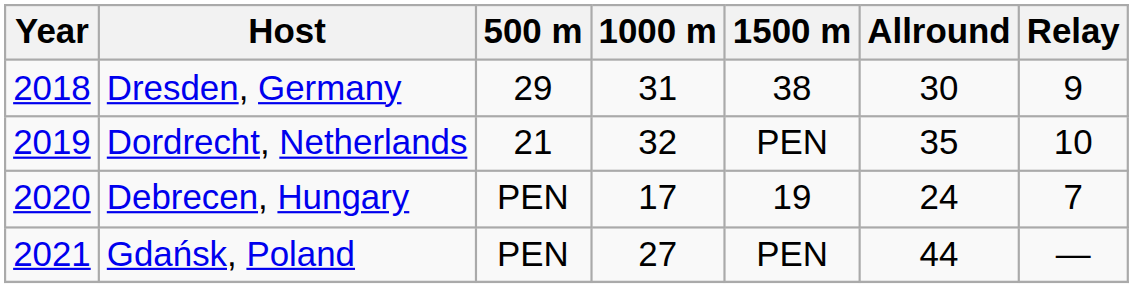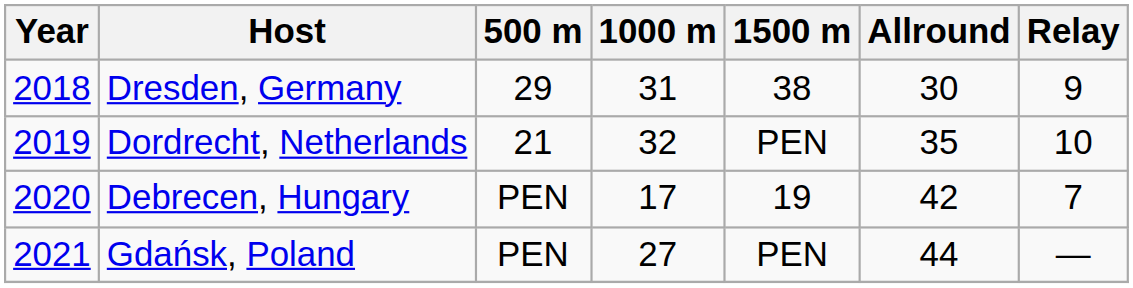(939, 198) 24 -> (939, 198) 42
